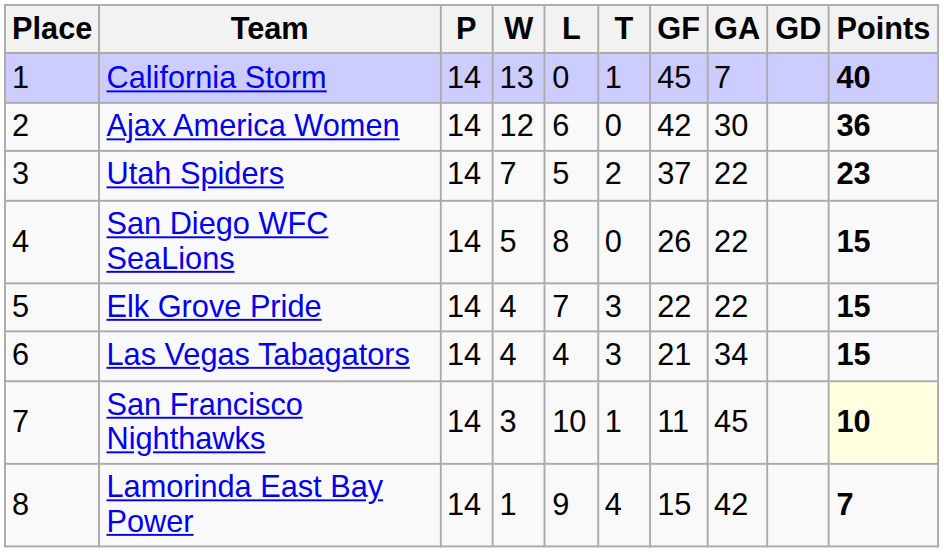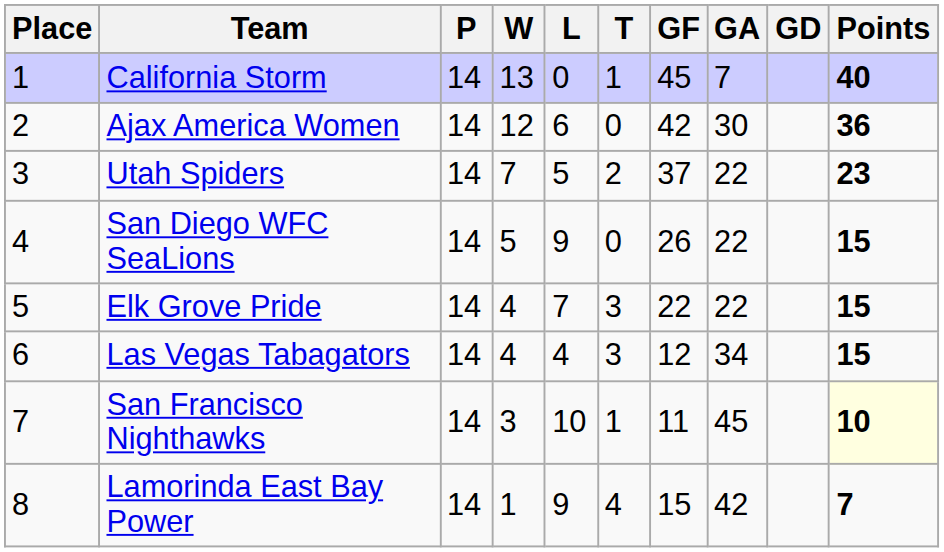(561, 241) 8 -> (561, 241) 9
(674, 355) 21 -> (674, 355) 12
